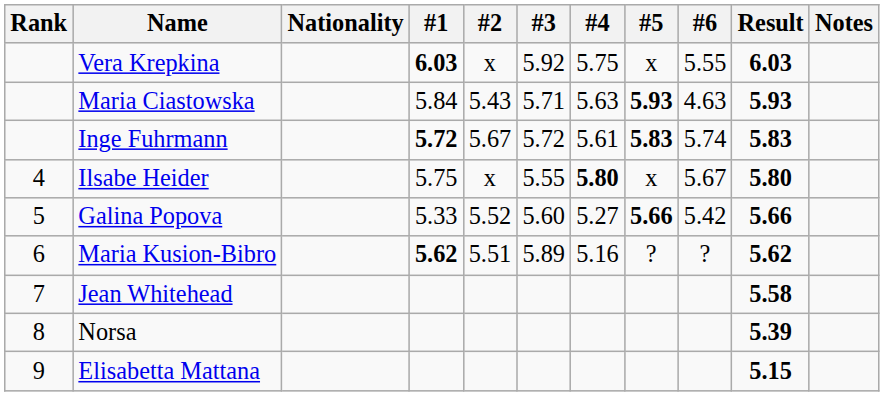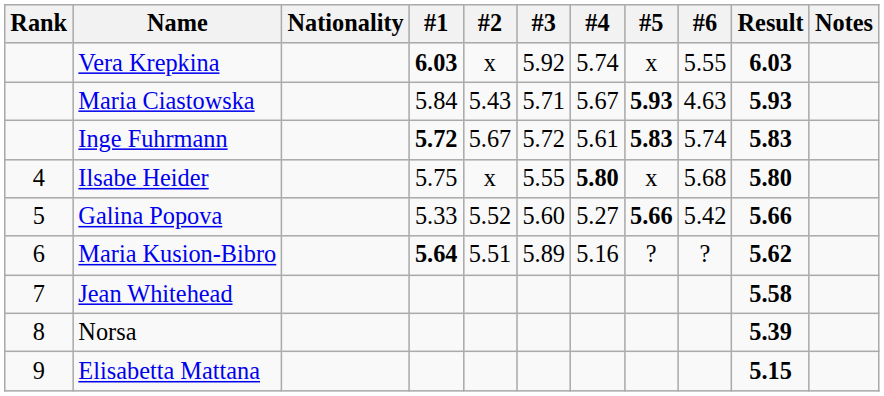(597, 62) 5.75 -> (597, 62) 5.74
(597, 100) 5.63 -> (597, 100) 5.67
(705, 178) 5.67 -> (705, 178) 5.68
(436, 255) 5.62 -> (436, 255) 5.64
